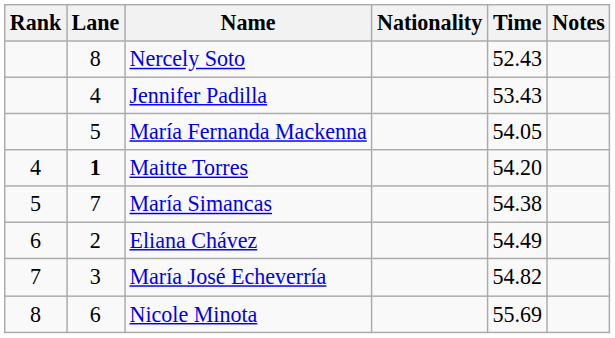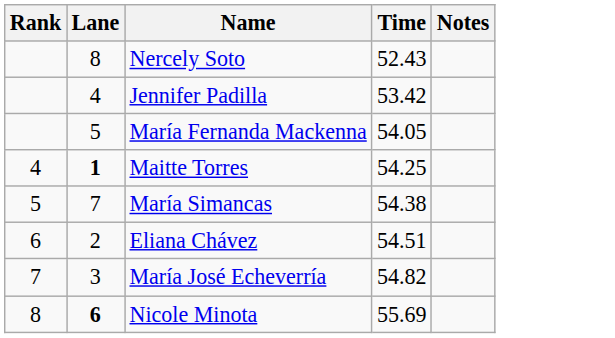- column: (430, 22)
(517, 95) 53.43 -> (402, 95) 53.42
(517, 168) 54.20 -> (402, 168) 54.25
(517, 240) 54.49 -> (402, 240) 54.51
(95, 313) normal -> (95, 313) bold
